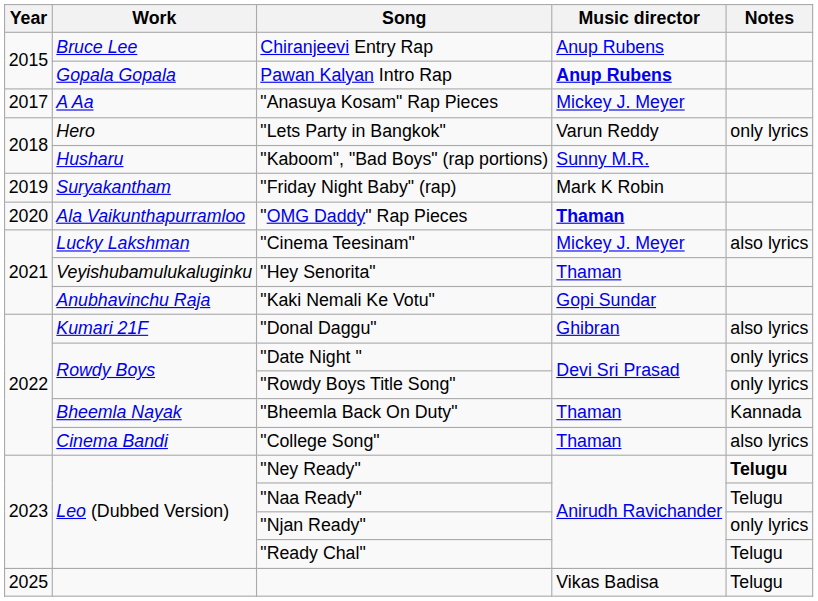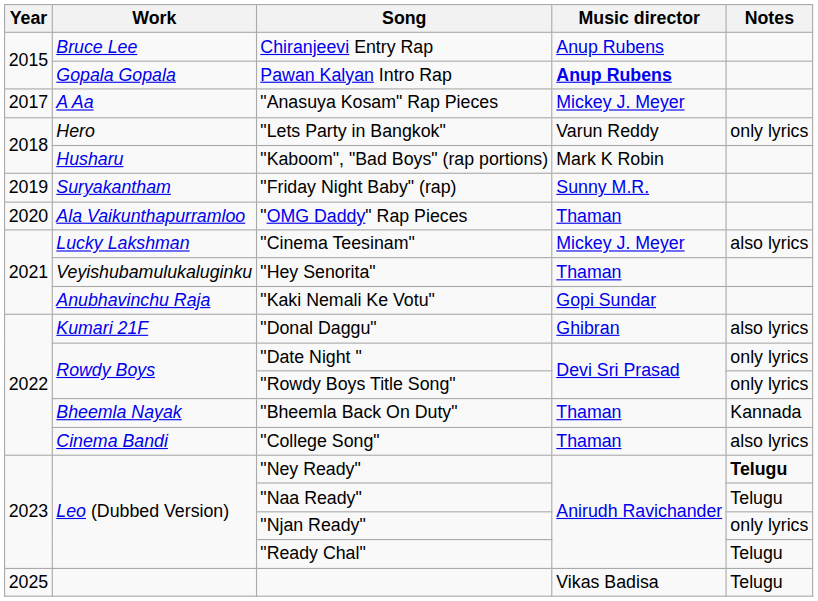(603, 159) Sunny M.R. -> (610, 159) Mark K Robin
(610, 187) Mark K Robin -> (603, 187) Sunny M.R.
(590, 215) bold -> (589, 215) normal
